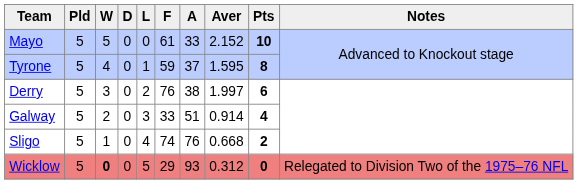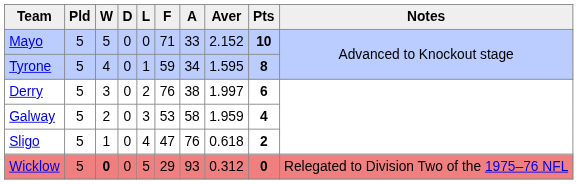(167, 41) 61 -> (167, 41) 71
(192, 66) 37 -> (192, 66) 34
(167, 116) 33 -> (167, 116) 53
(192, 116) 51 -> (192, 116) 58
(226, 116) 0.914 -> (226, 116) 1.959
(167, 141) 74 -> (167, 141) 47
(226, 141) 0.668 -> (226, 141) 0.618
